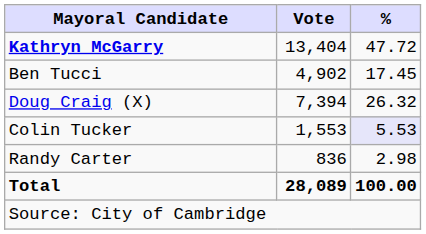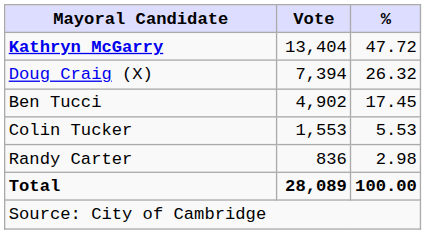rows swapped: (81, 103) <-> (55, 75)
(396, 131) lavender background -> (396, 131) no background
